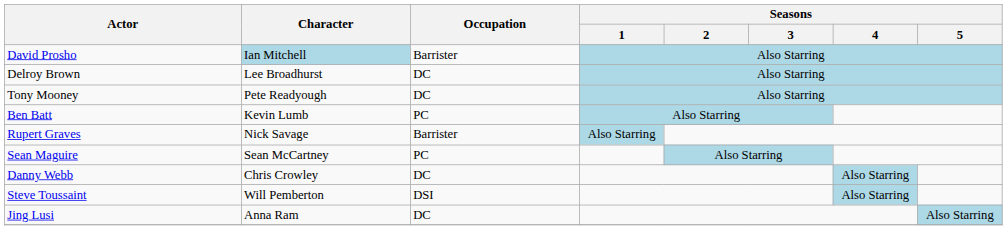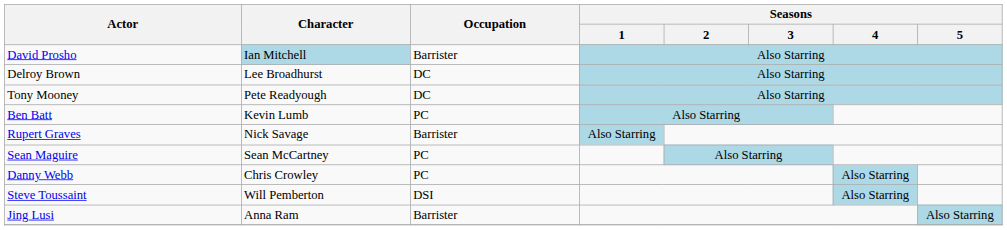(422, 174) DC -> (421, 174) PC
(422, 214) DC -> (435, 214) Barrister
